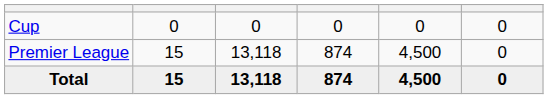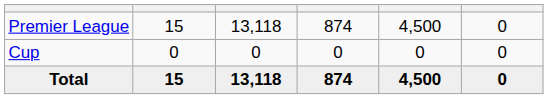rows swapped: (69, 52) <-> (24, 25)
